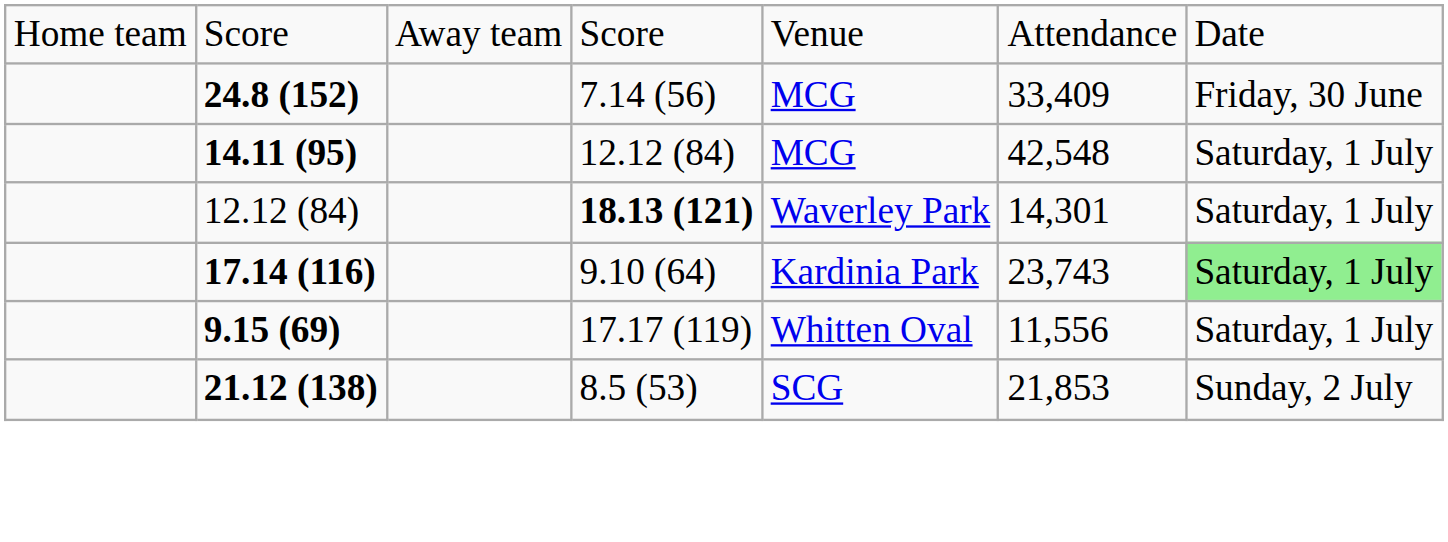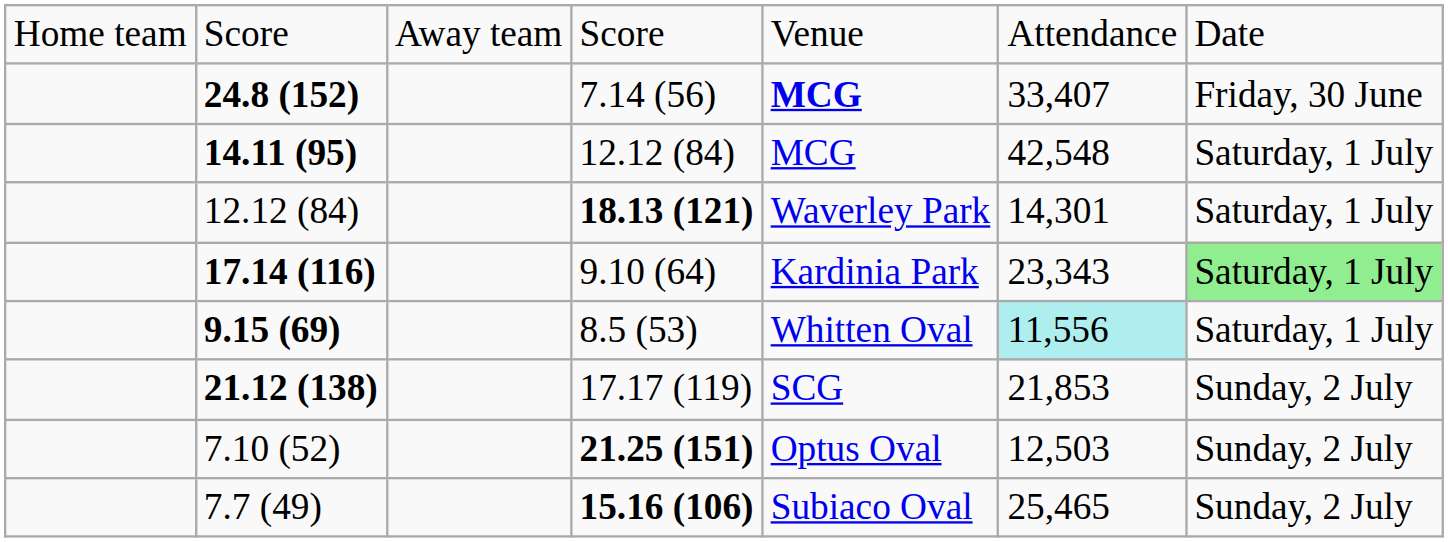(813, 93) normal -> (816, 93) bold
(1059, 93) 33,409 -> (1059, 93) 33,407
(1059, 270) 23,743 -> (1059, 270) 23,343
(666, 329) 17.17 (119) -> (639, 329) 8.5 (53)
(1058, 329) no background -> (1058, 329) paleturquoise background
(639, 388) 8.5 (53) -> (666, 388) 17.17 (119)
+ row: (272, 447)
+ row: (263, 507)
